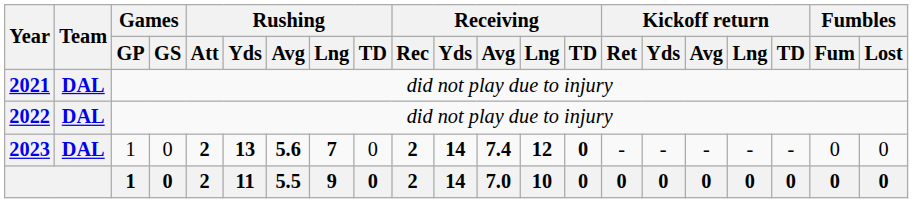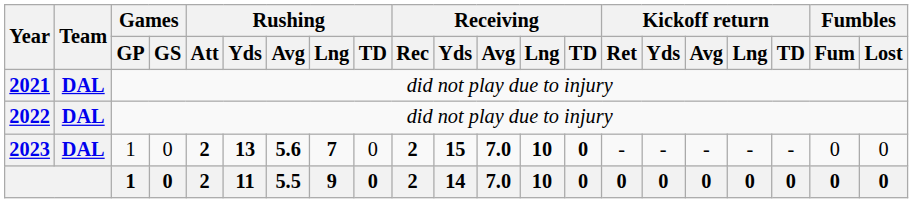(455, 149) 14 -> (455, 149) 15
(498, 149) 7.4 -> (498, 149) 7.0
(542, 149) 12 -> (542, 149) 10
